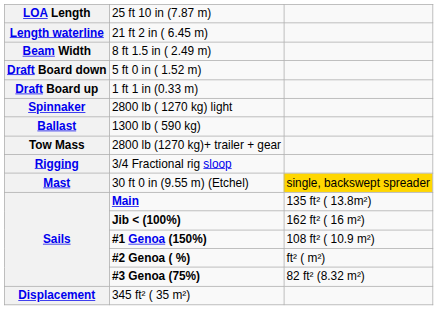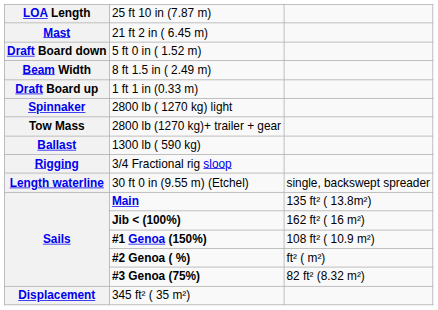(57, 32) Length waterline -> (57, 32) Mast
rows swapped: (162, 51) <-> (157, 70)
rows swapped: (156, 126) <-> (196, 145)
(57, 182) Mast -> (57, 182) Length waterline
(358, 182) gold background -> (358, 182) no background
